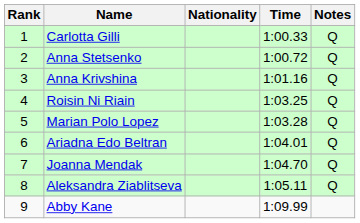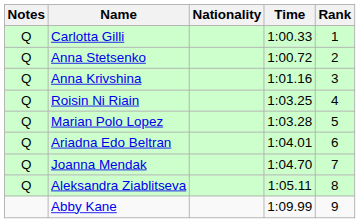columns swapped: (24, 15) <-> (333, 15)
